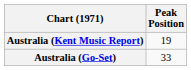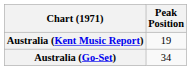(166, 57) 33 -> (166, 57) 34
